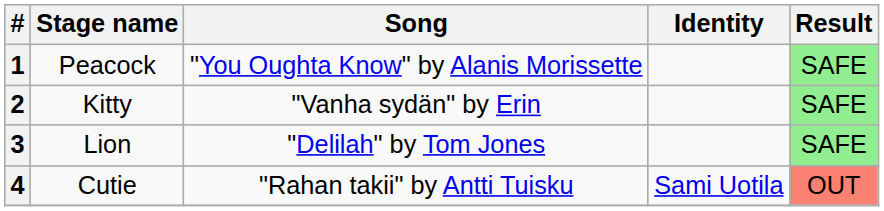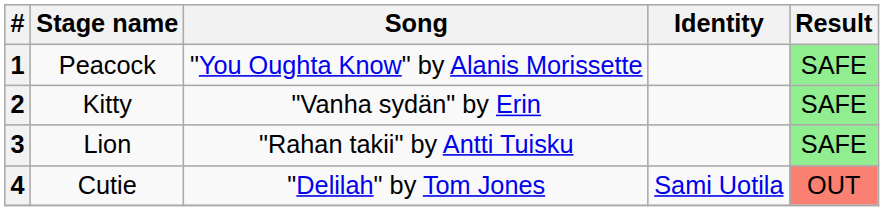(416, 144) "Delilah" by Tom Jones -> (416, 144) "Rahan takii" by Antti Tuisku
(416, 184) "Rahan takii" by Antti Tuisku -> (416, 184) "Delilah" by Tom Jones
